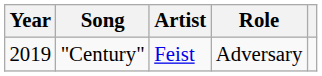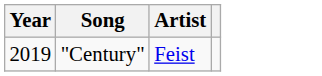- column: (259, 20)
